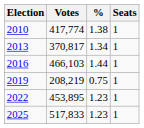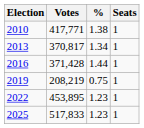(67, 30) 417,774 -> (67, 30) 417,771
(67, 64) 466,103 -> (67, 64) 371,428
